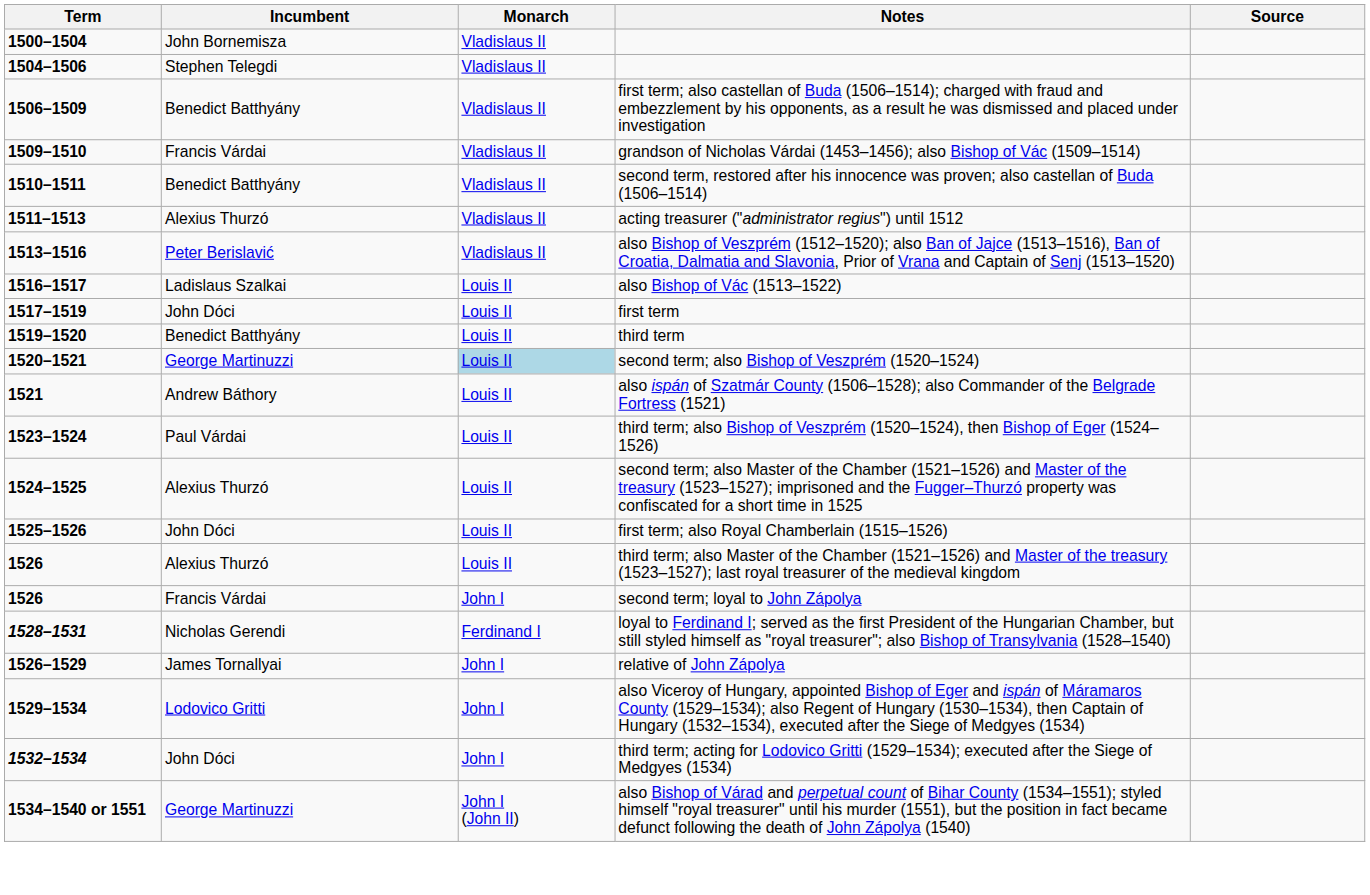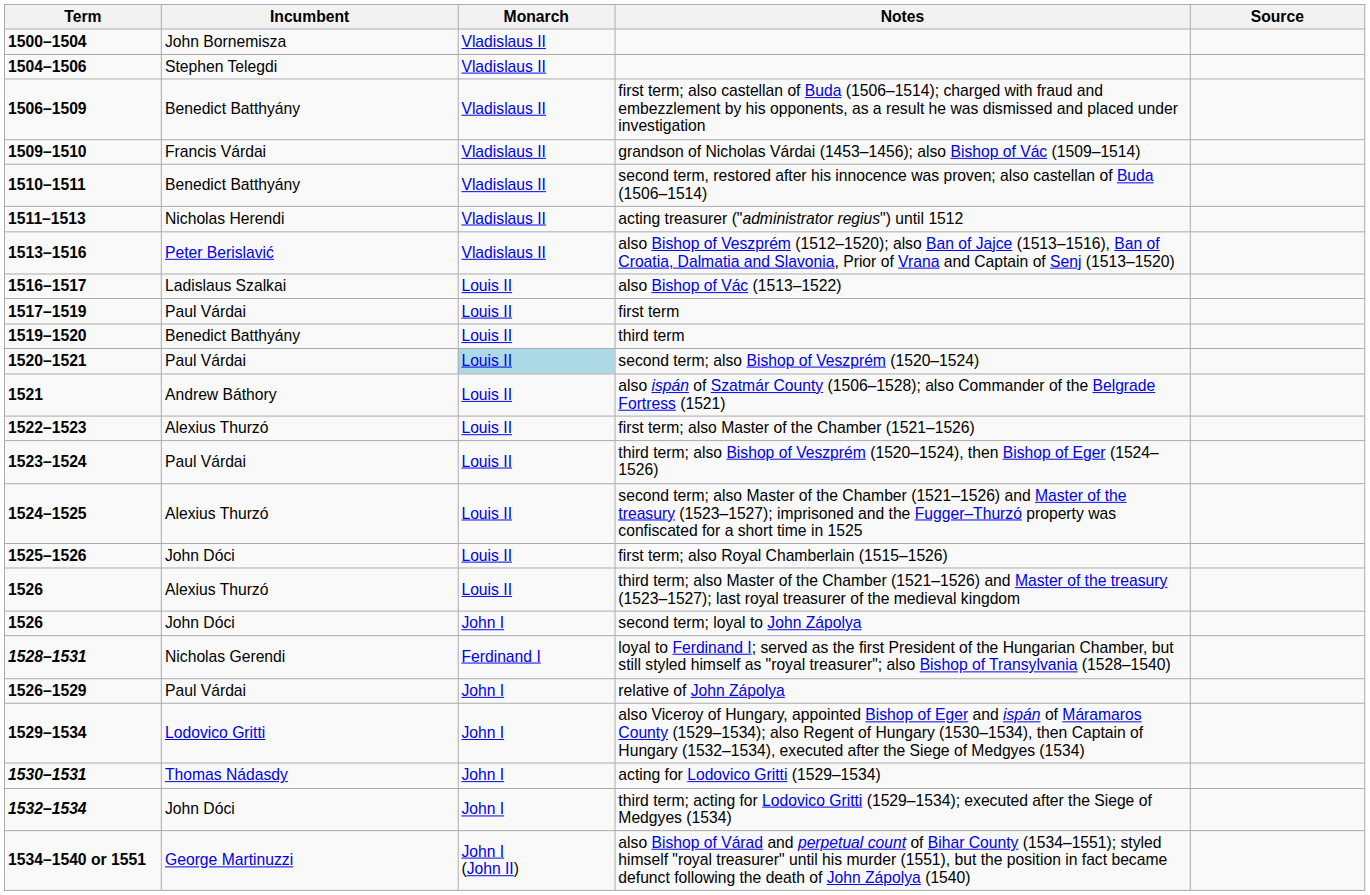(217, 219) Alexius Thurzó -> (225, 219) Nicholas Herendi
(200, 311) John Dóci -> (206, 311) Paul Várdai
(229, 361) George Martinuzzi -> (206, 361) Paul Várdai
+ row: (47, 428)
(216, 598) Francis Várdai -> (200, 623) John Dóci
(223, 665) James Tornallyai -> (206, 690) Paul Várdai
+ row: (47, 775)
